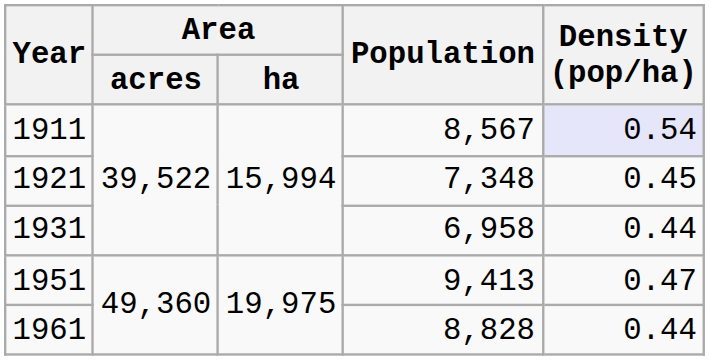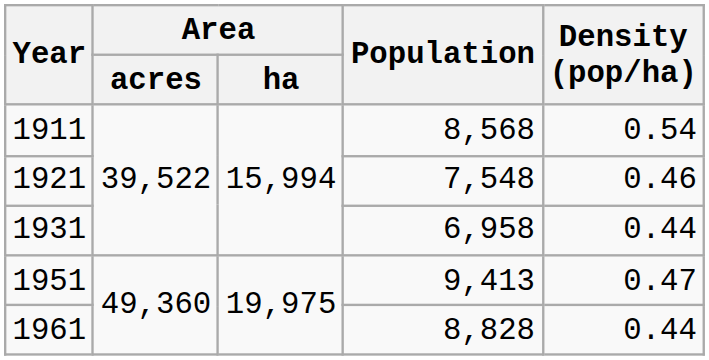(489, 130) 8,567 -> (489, 130) 8,568
(660, 130) lavender background -> (660, 130) no background
(489, 180) 7,348 -> (489, 180) 7,548
(660, 180) 0.45 -> (660, 180) 0.46
